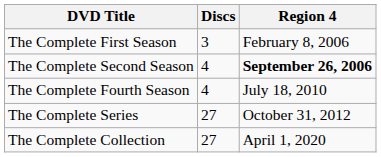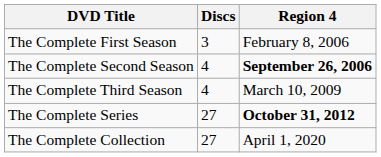+ row: (95, 90)
- row: (99, 90)
(297, 115) normal -> (299, 115) bold
